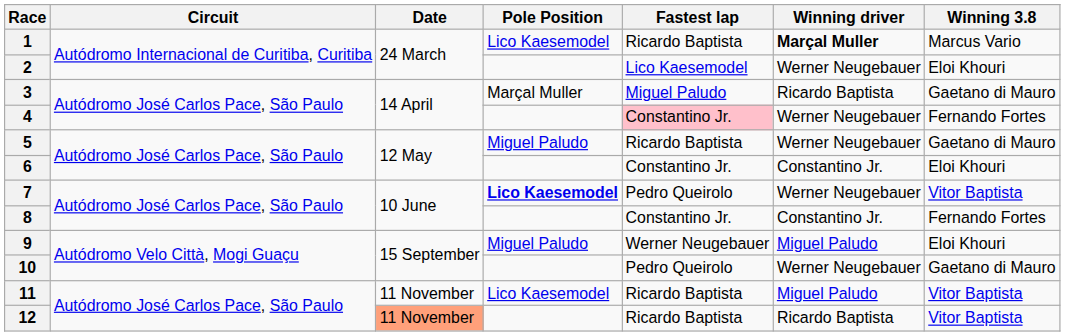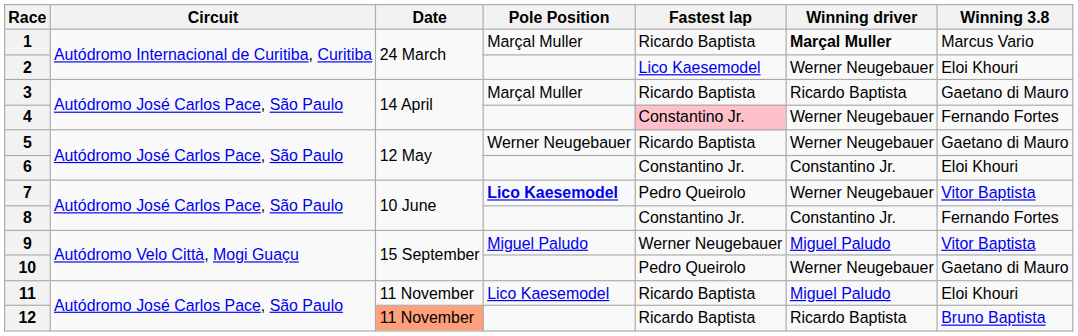(548, 42) Lico Kaesemodel -> (535, 42) Marçal Muller
(676, 92) Miguel Paludo -> (697, 92) Ricardo Baptista
(538, 142) Miguel Paludo -> (559, 142) Werner Neugebauer
(967, 242) Eloi Khouri -> (988, 242) Vitor Baptista
(975, 293) Vitor Baptista -> (980, 293) Eloi Khouri
(975, 318) Vitor Baptista -> (993, 318) Bruno Baptista
